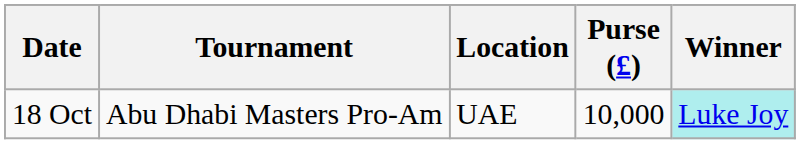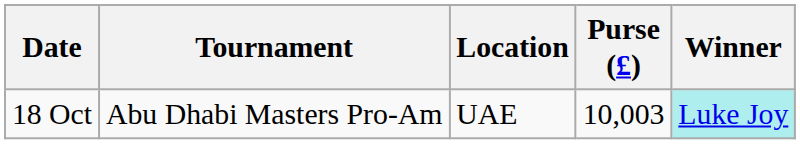(624, 113) 10,000 -> (624, 113) 10,003
